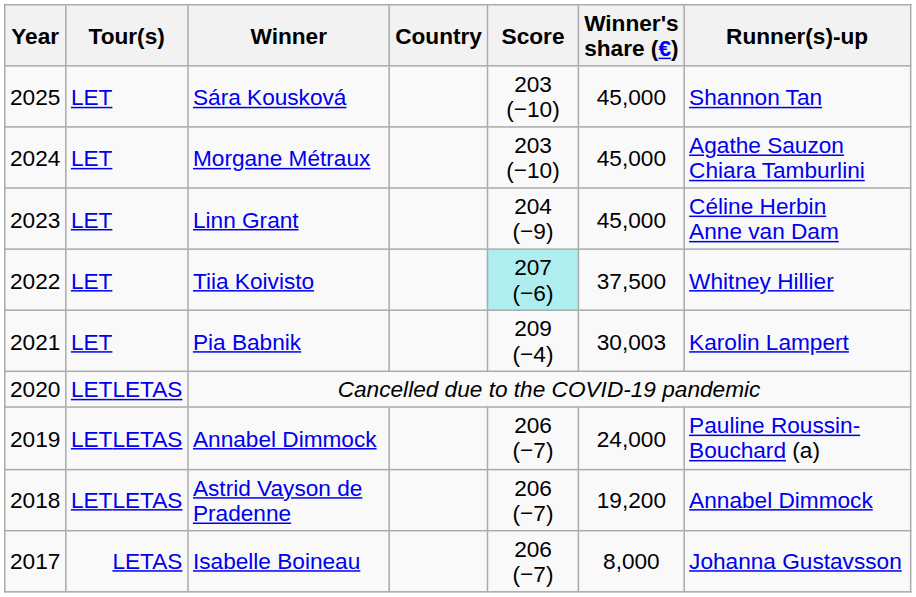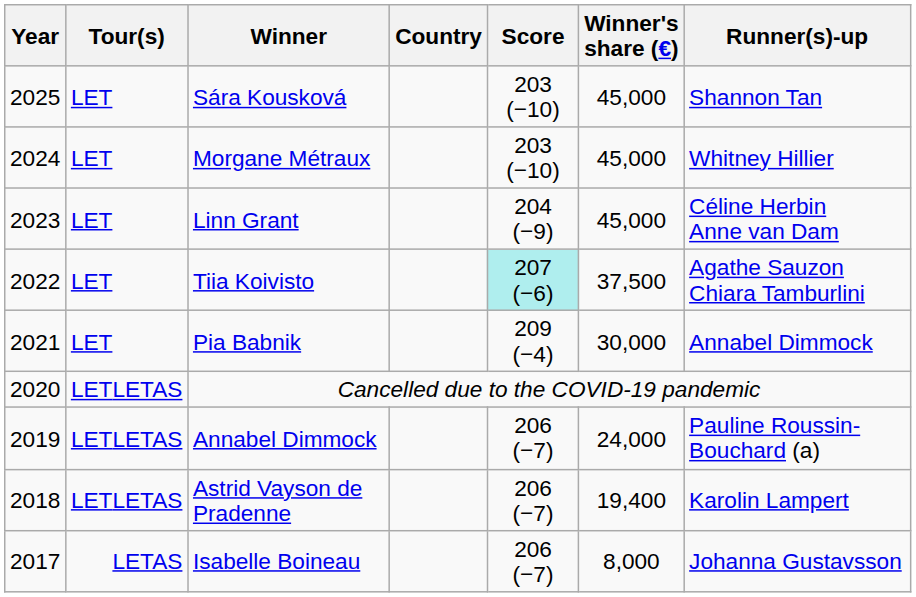(777, 158) Agathe Sauzon Chiara Tamburlini -> (761, 158) Whitney Hillier
(761, 280) Whitney Hillier -> (777, 280) Agathe Sauzon Chiara Tamburlini
(631, 341) 30,003 -> (631, 341) 30,000
(769, 341) Karolin Lampert -> (781, 341) Annabel Dimmock
(631, 500) 19,200 -> (631, 500) 19,400
(781, 500) Annabel Dimmock -> (769, 500) Karolin Lampert
